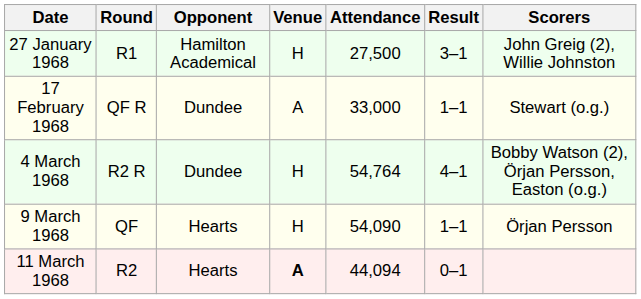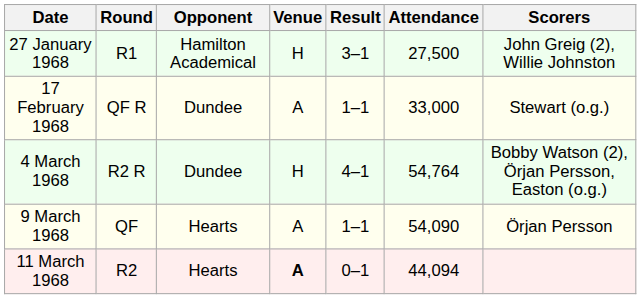columns swapped: (454, 17) <-> (375, 17)
(298, 226) H -> (298, 226) A
